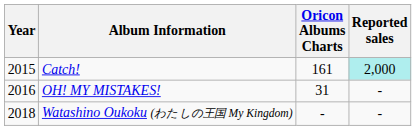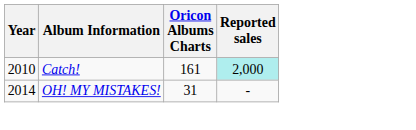(22, 68) 2015 -> (22, 68) 2010
(22, 91) 2016 -> (22, 91) 2014
- row: (167, 113)
